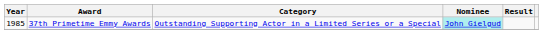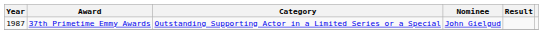(16, 23) 1985 -> (16, 23) 1987
(473, 23) paleturquoise background -> (473, 23) no background
